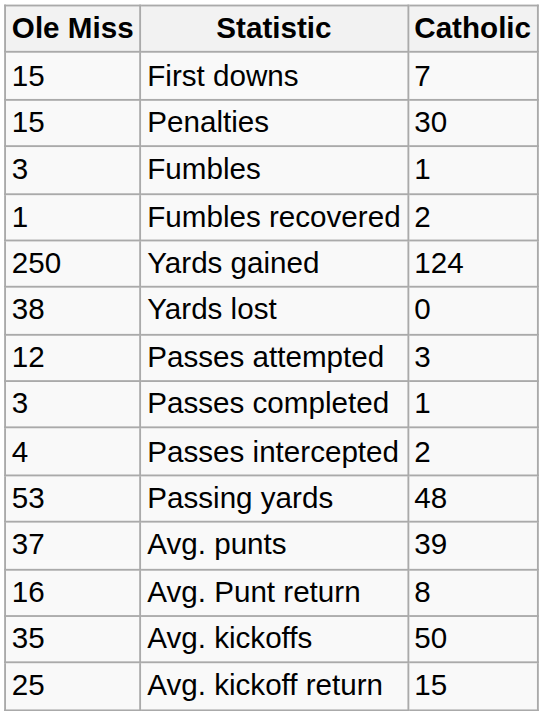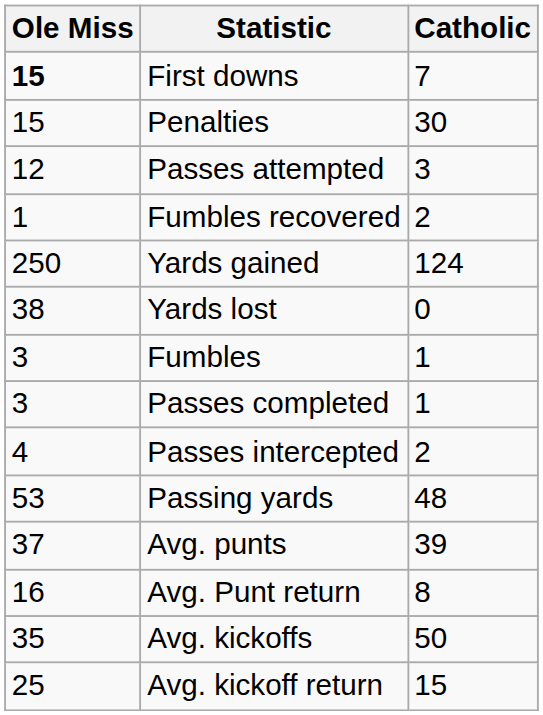(28, 75) normal -> (28, 75) bold
rows swapped: (204, 169) <-> (266, 357)
